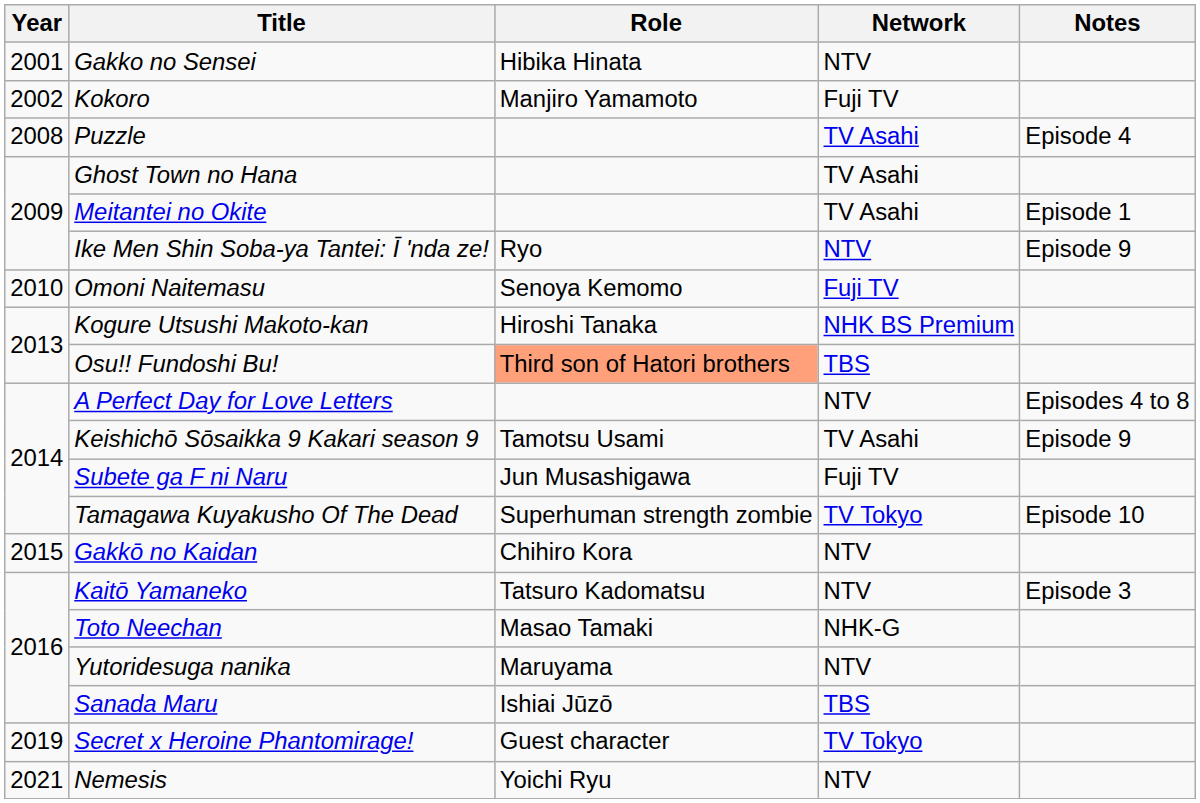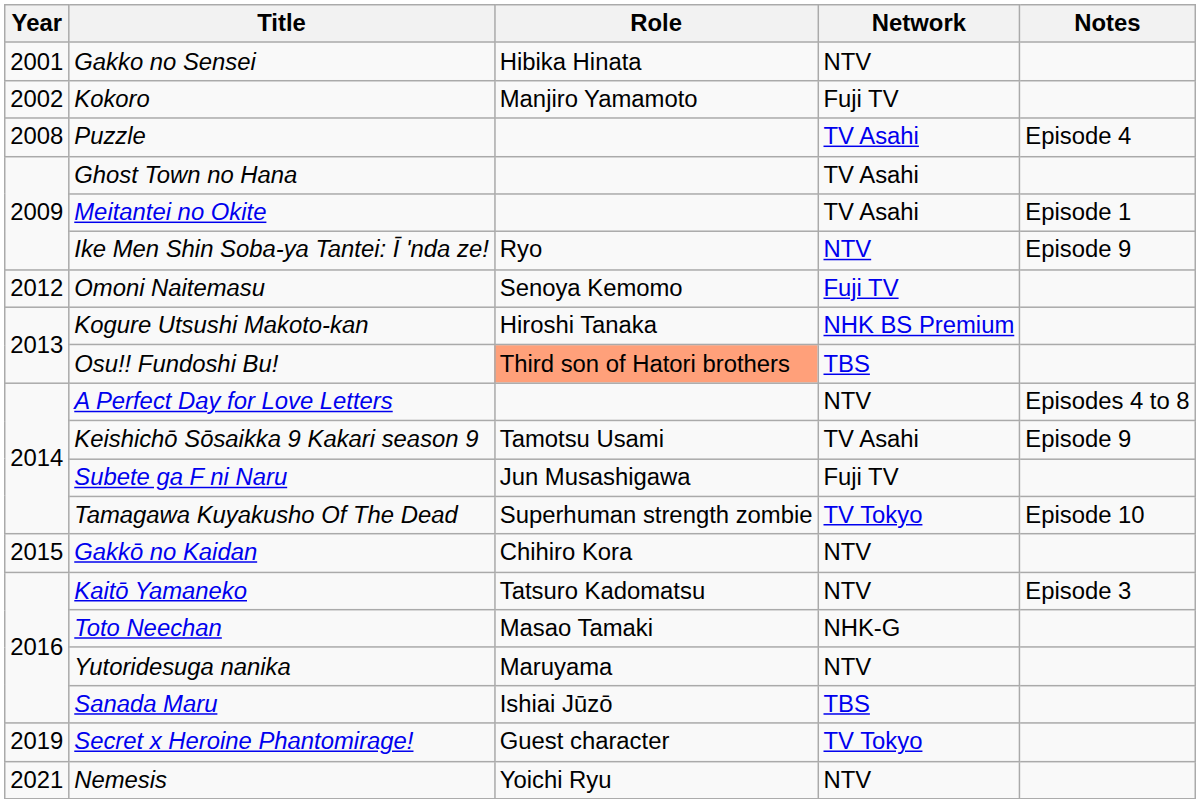(37, 288) 2010 -> (37, 288) 2012
